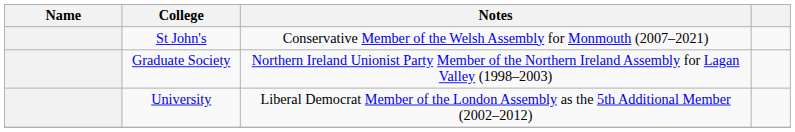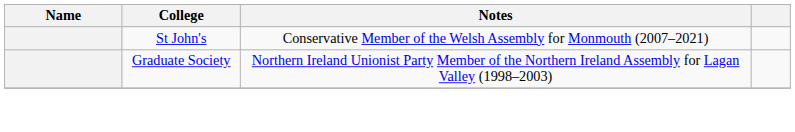- row: (181, 99)
